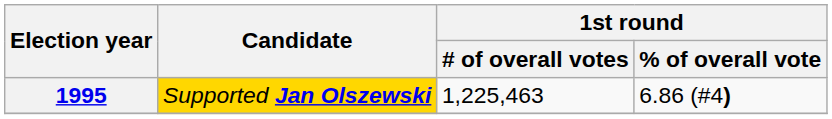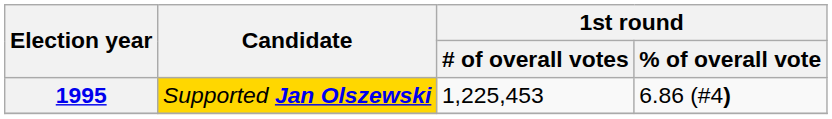(493, 95) 1,225,463 -> (493, 95) 1,225,453
